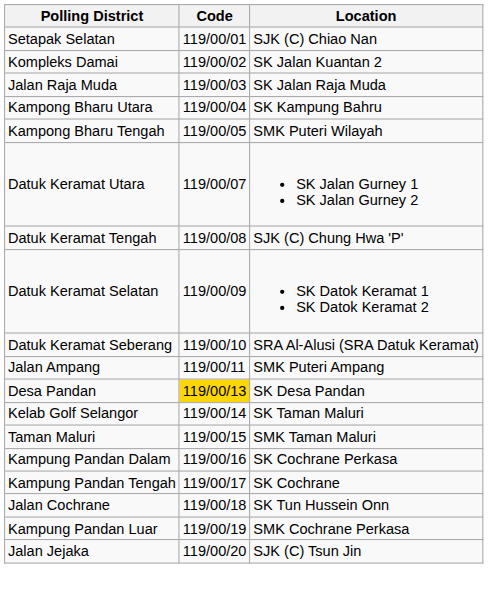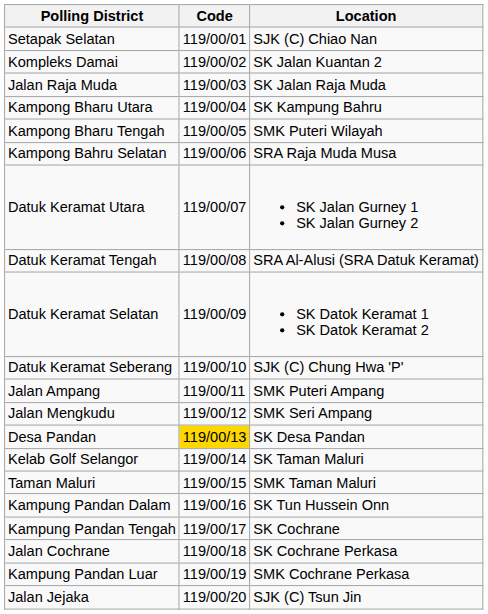+ row: (87, 153)
(328, 237) SJK (C) Chung Hwa 'P' -> (366, 260) SRA Al-Alusi (SRA Datuk Keramat)
(366, 344) SRA Al-Alusi (SRA Datuk Keramat) -> (328, 367) SJK (C) Chung Hwa 'P'
+ row: (61, 413)
(325, 459) SK Cochrane Perkasa -> (321, 505) SK Tun Hussein Onn
(321, 505) SK Tun Hussein Onn -> (325, 551) SK Cochrane Perkasa
